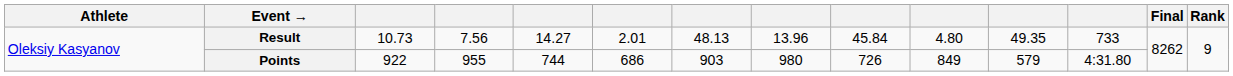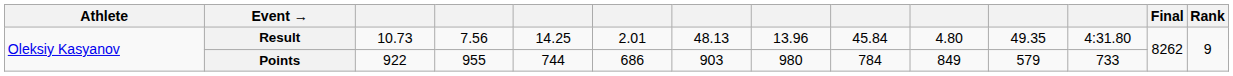(553, 38) 14.27 -> (553, 38) 14.25
(1108, 38) 733 -> (1108, 38) 4:31.80
(870, 61) 726 -> (870, 61) 784
(1108, 61) 4:31.80 -> (1108, 61) 733
